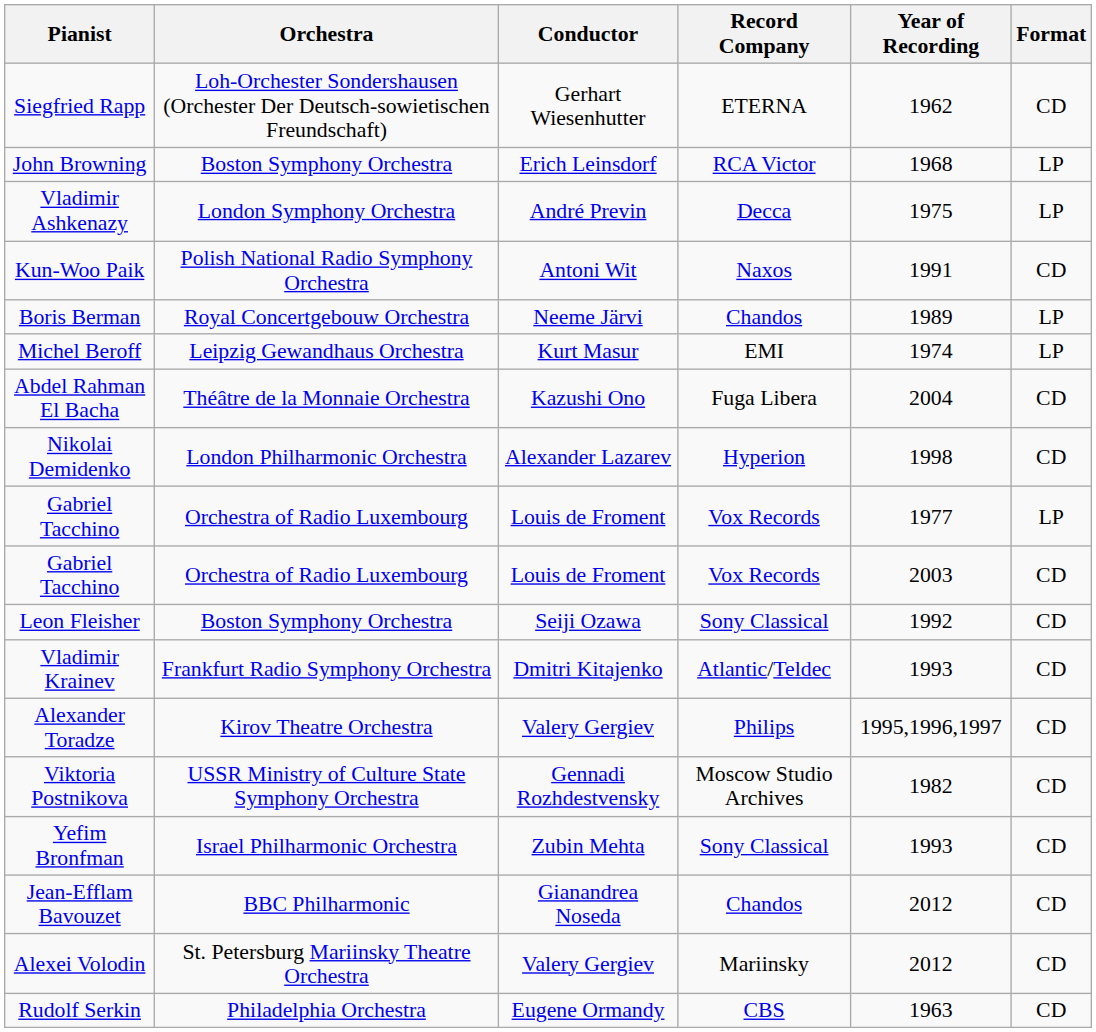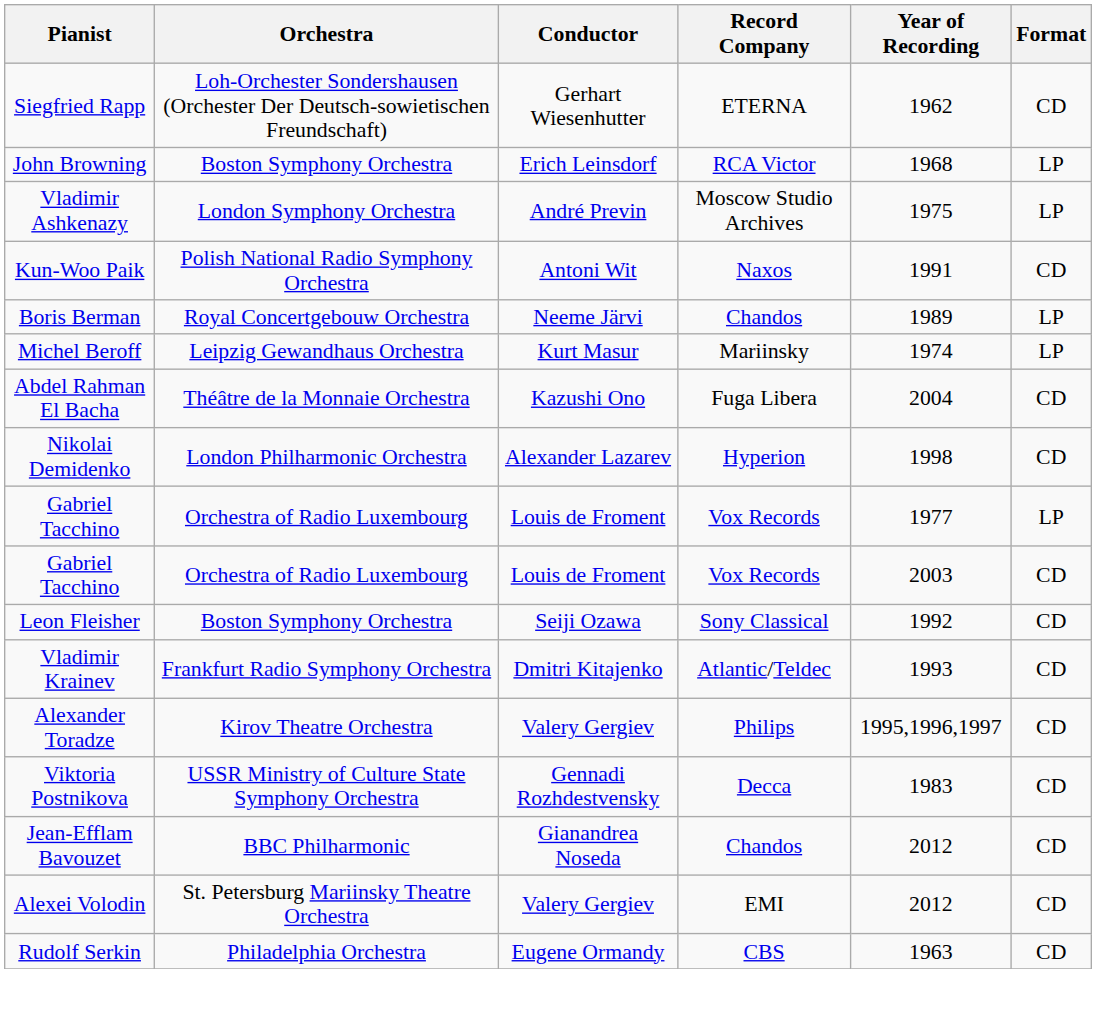(764, 210) Decca -> (764, 210) Moscow Studio Archives
(764, 351) EMI -> (764, 351) Mariinsky
(764, 786) Moscow Studio Archives -> (764, 786) Decca
(931, 786) 1982 -> (931, 786) 1983
- row: (80, 845)
(764, 963) Mariinsky -> (764, 904) EMI
